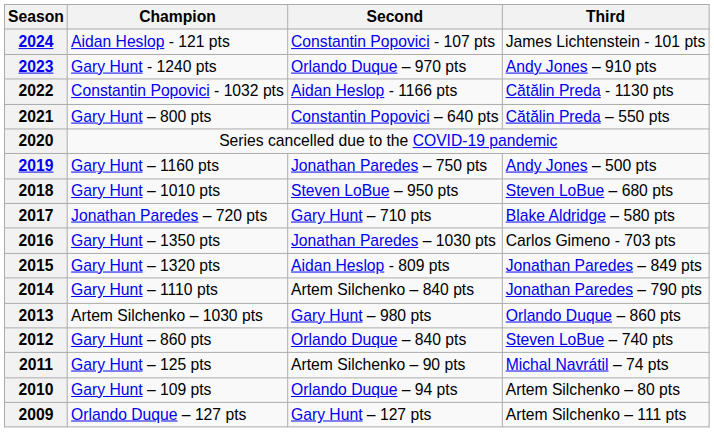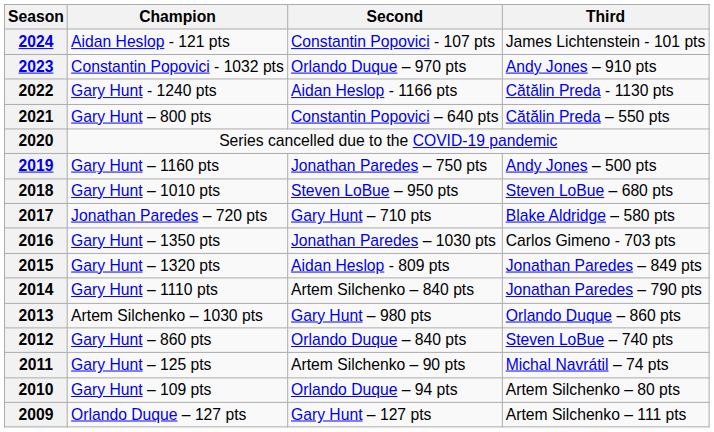(144, 66) Gary Hunt - 1240 pts -> (177, 66) Constantin Popovici - 1032 pts
(177, 91) Constantin Popovici - 1032 pts -> (144, 91) Gary Hunt - 1240 pts
